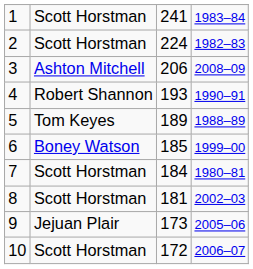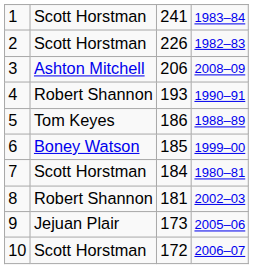(174, 43) 224 -> (174, 43) 226
(174, 120) 189 -> (174, 120) 186
(90, 198) Scott Horstman -> (93, 198) Robert Shannon
